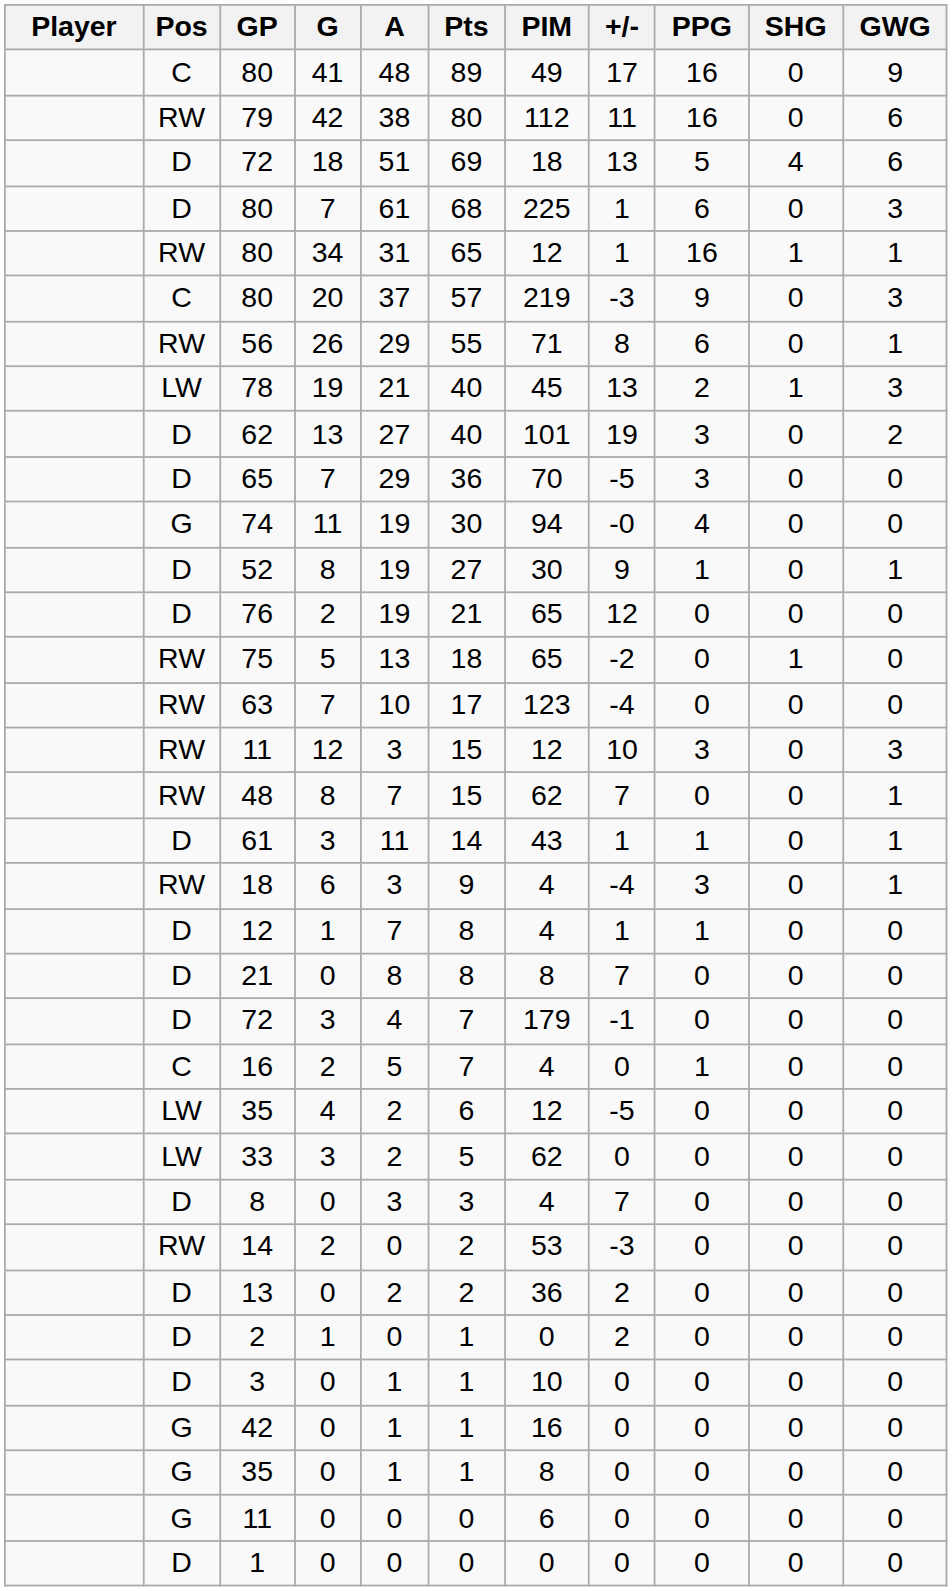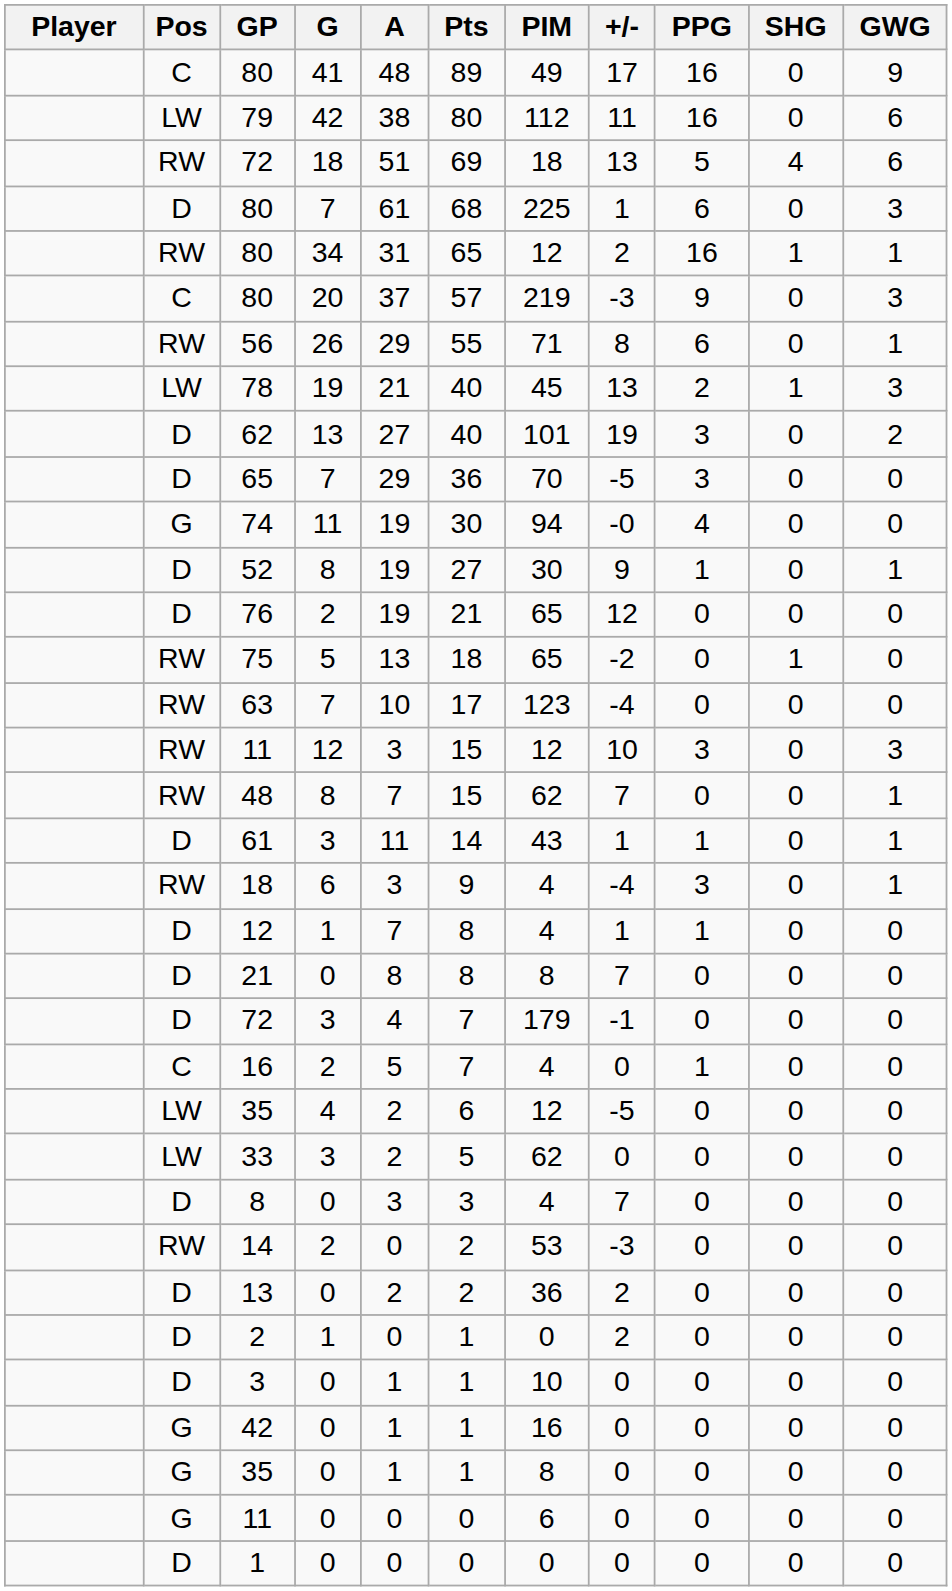(182, 117) RW -> (182, 117) LW
(182, 162) D -> (182, 162) RW
(622, 252) 1 -> (622, 252) 2
